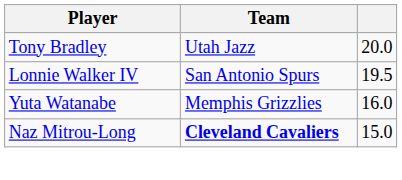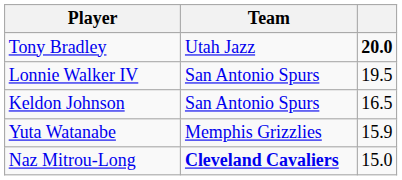(377, 47) normal -> (377, 47) bold
+ row: (67, 103)
(377, 103) 16.0 -> (377, 132) 15.9
